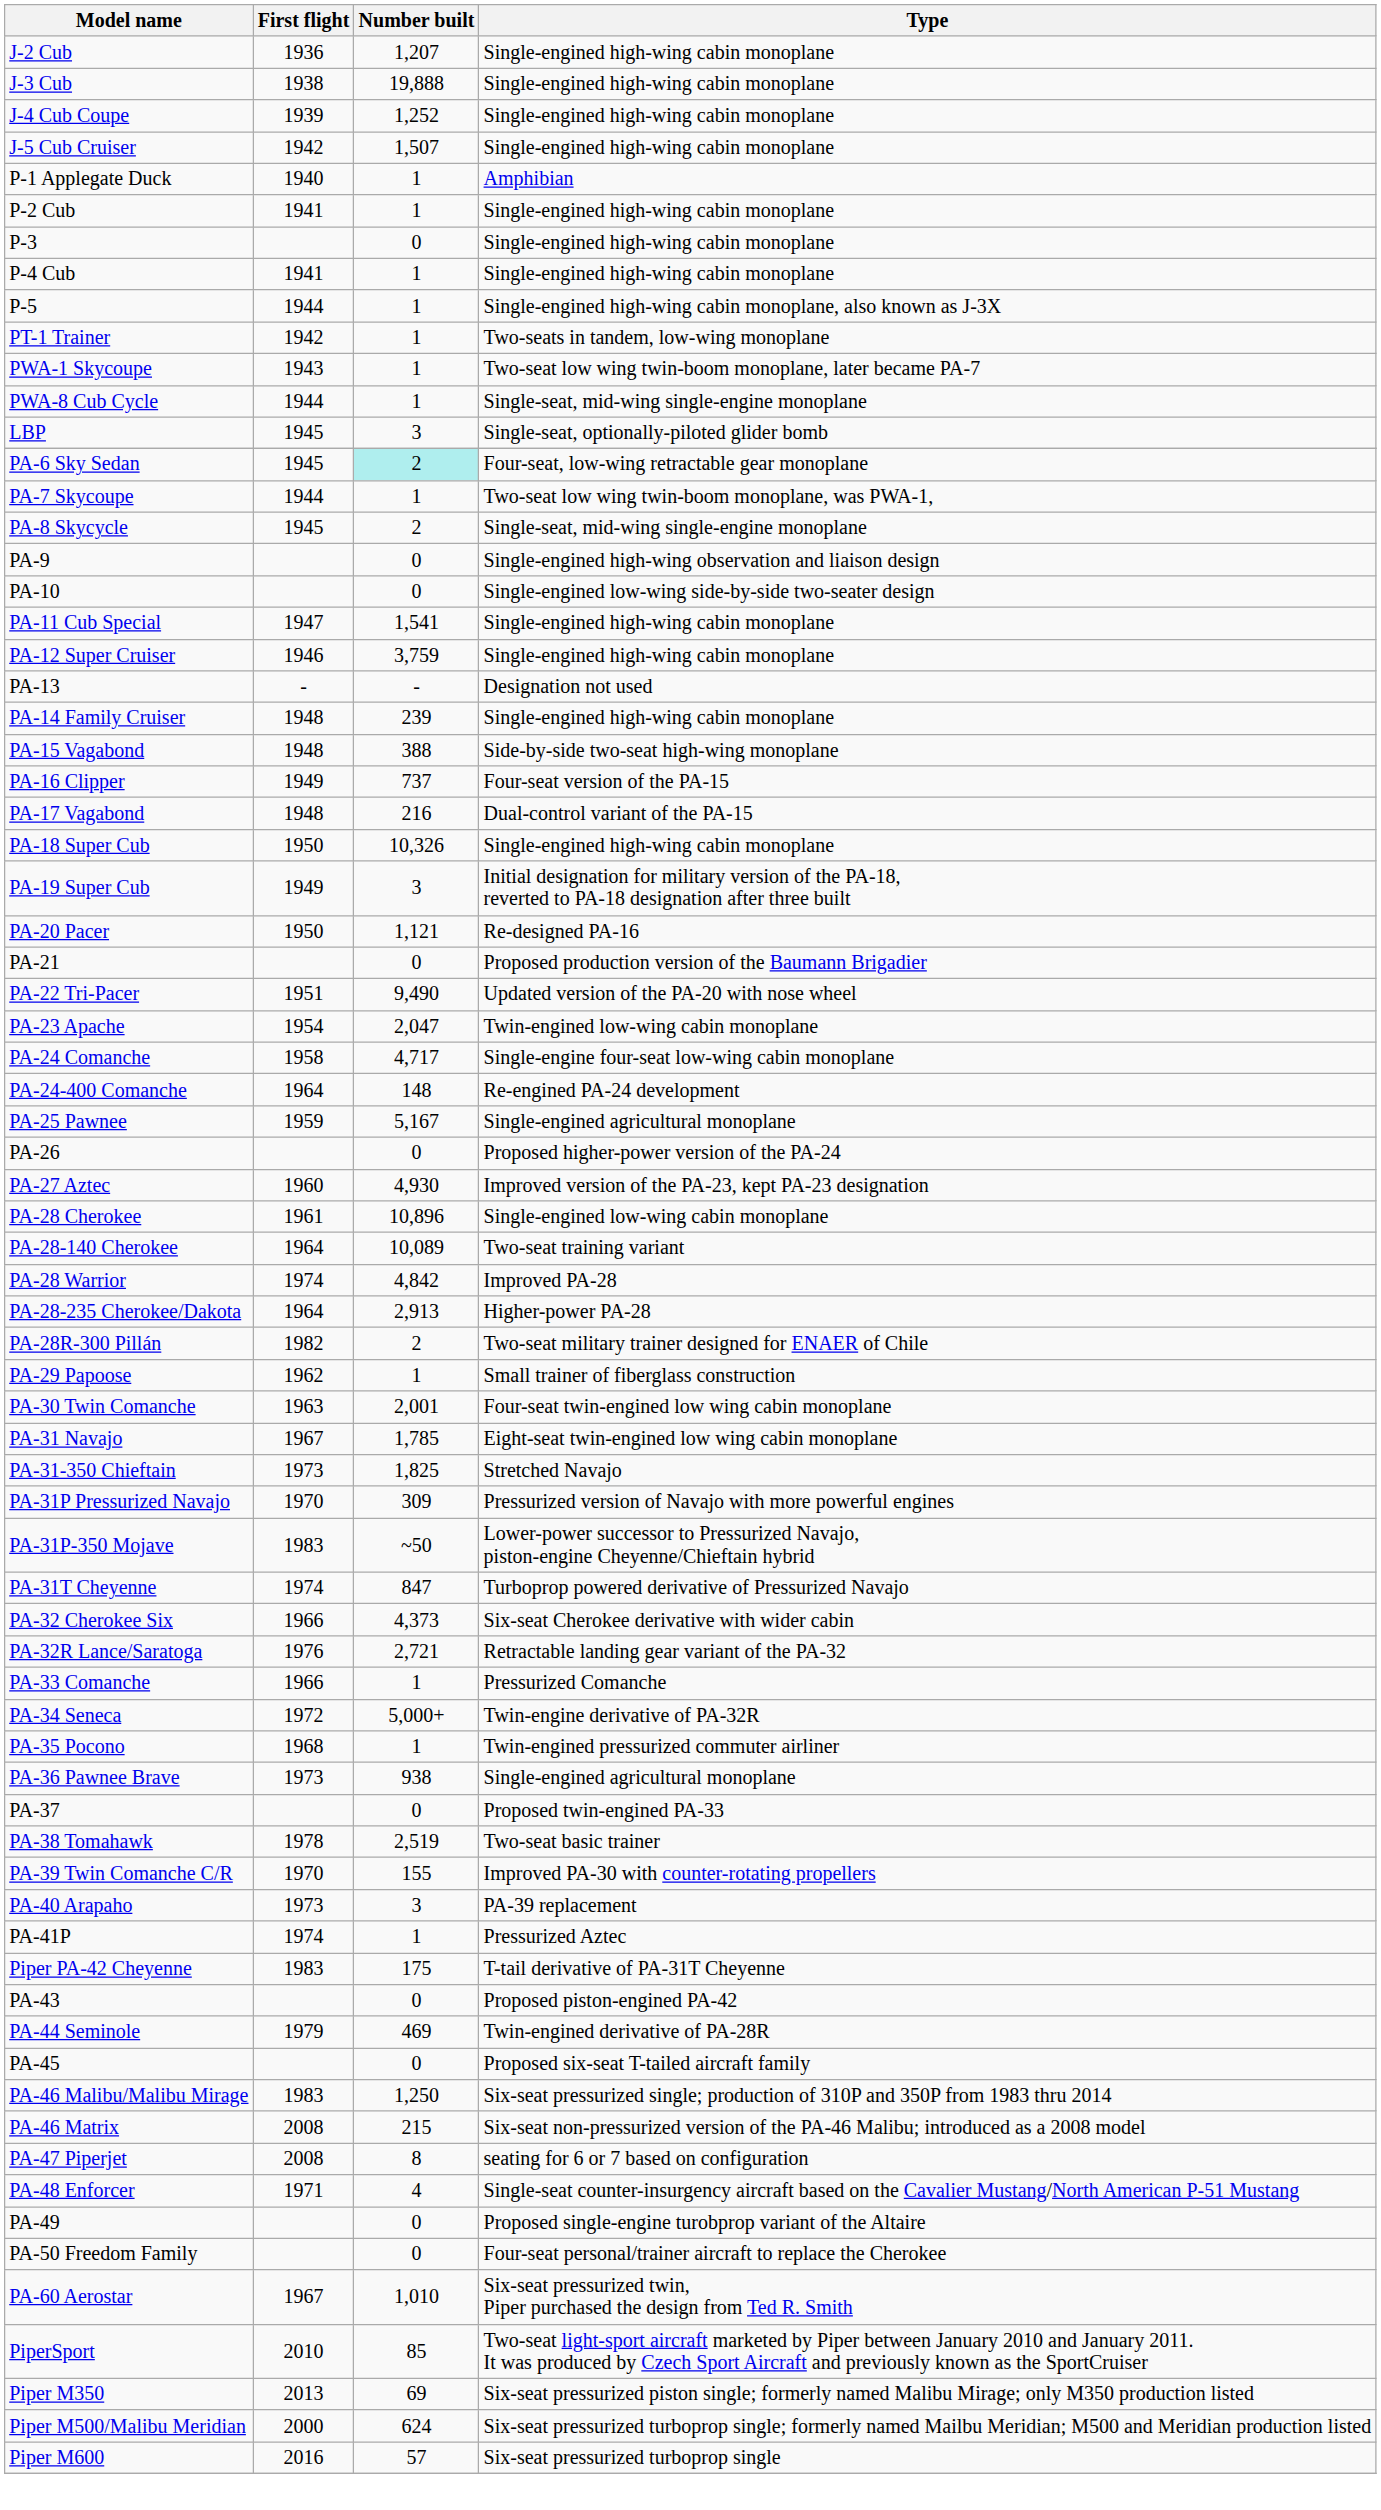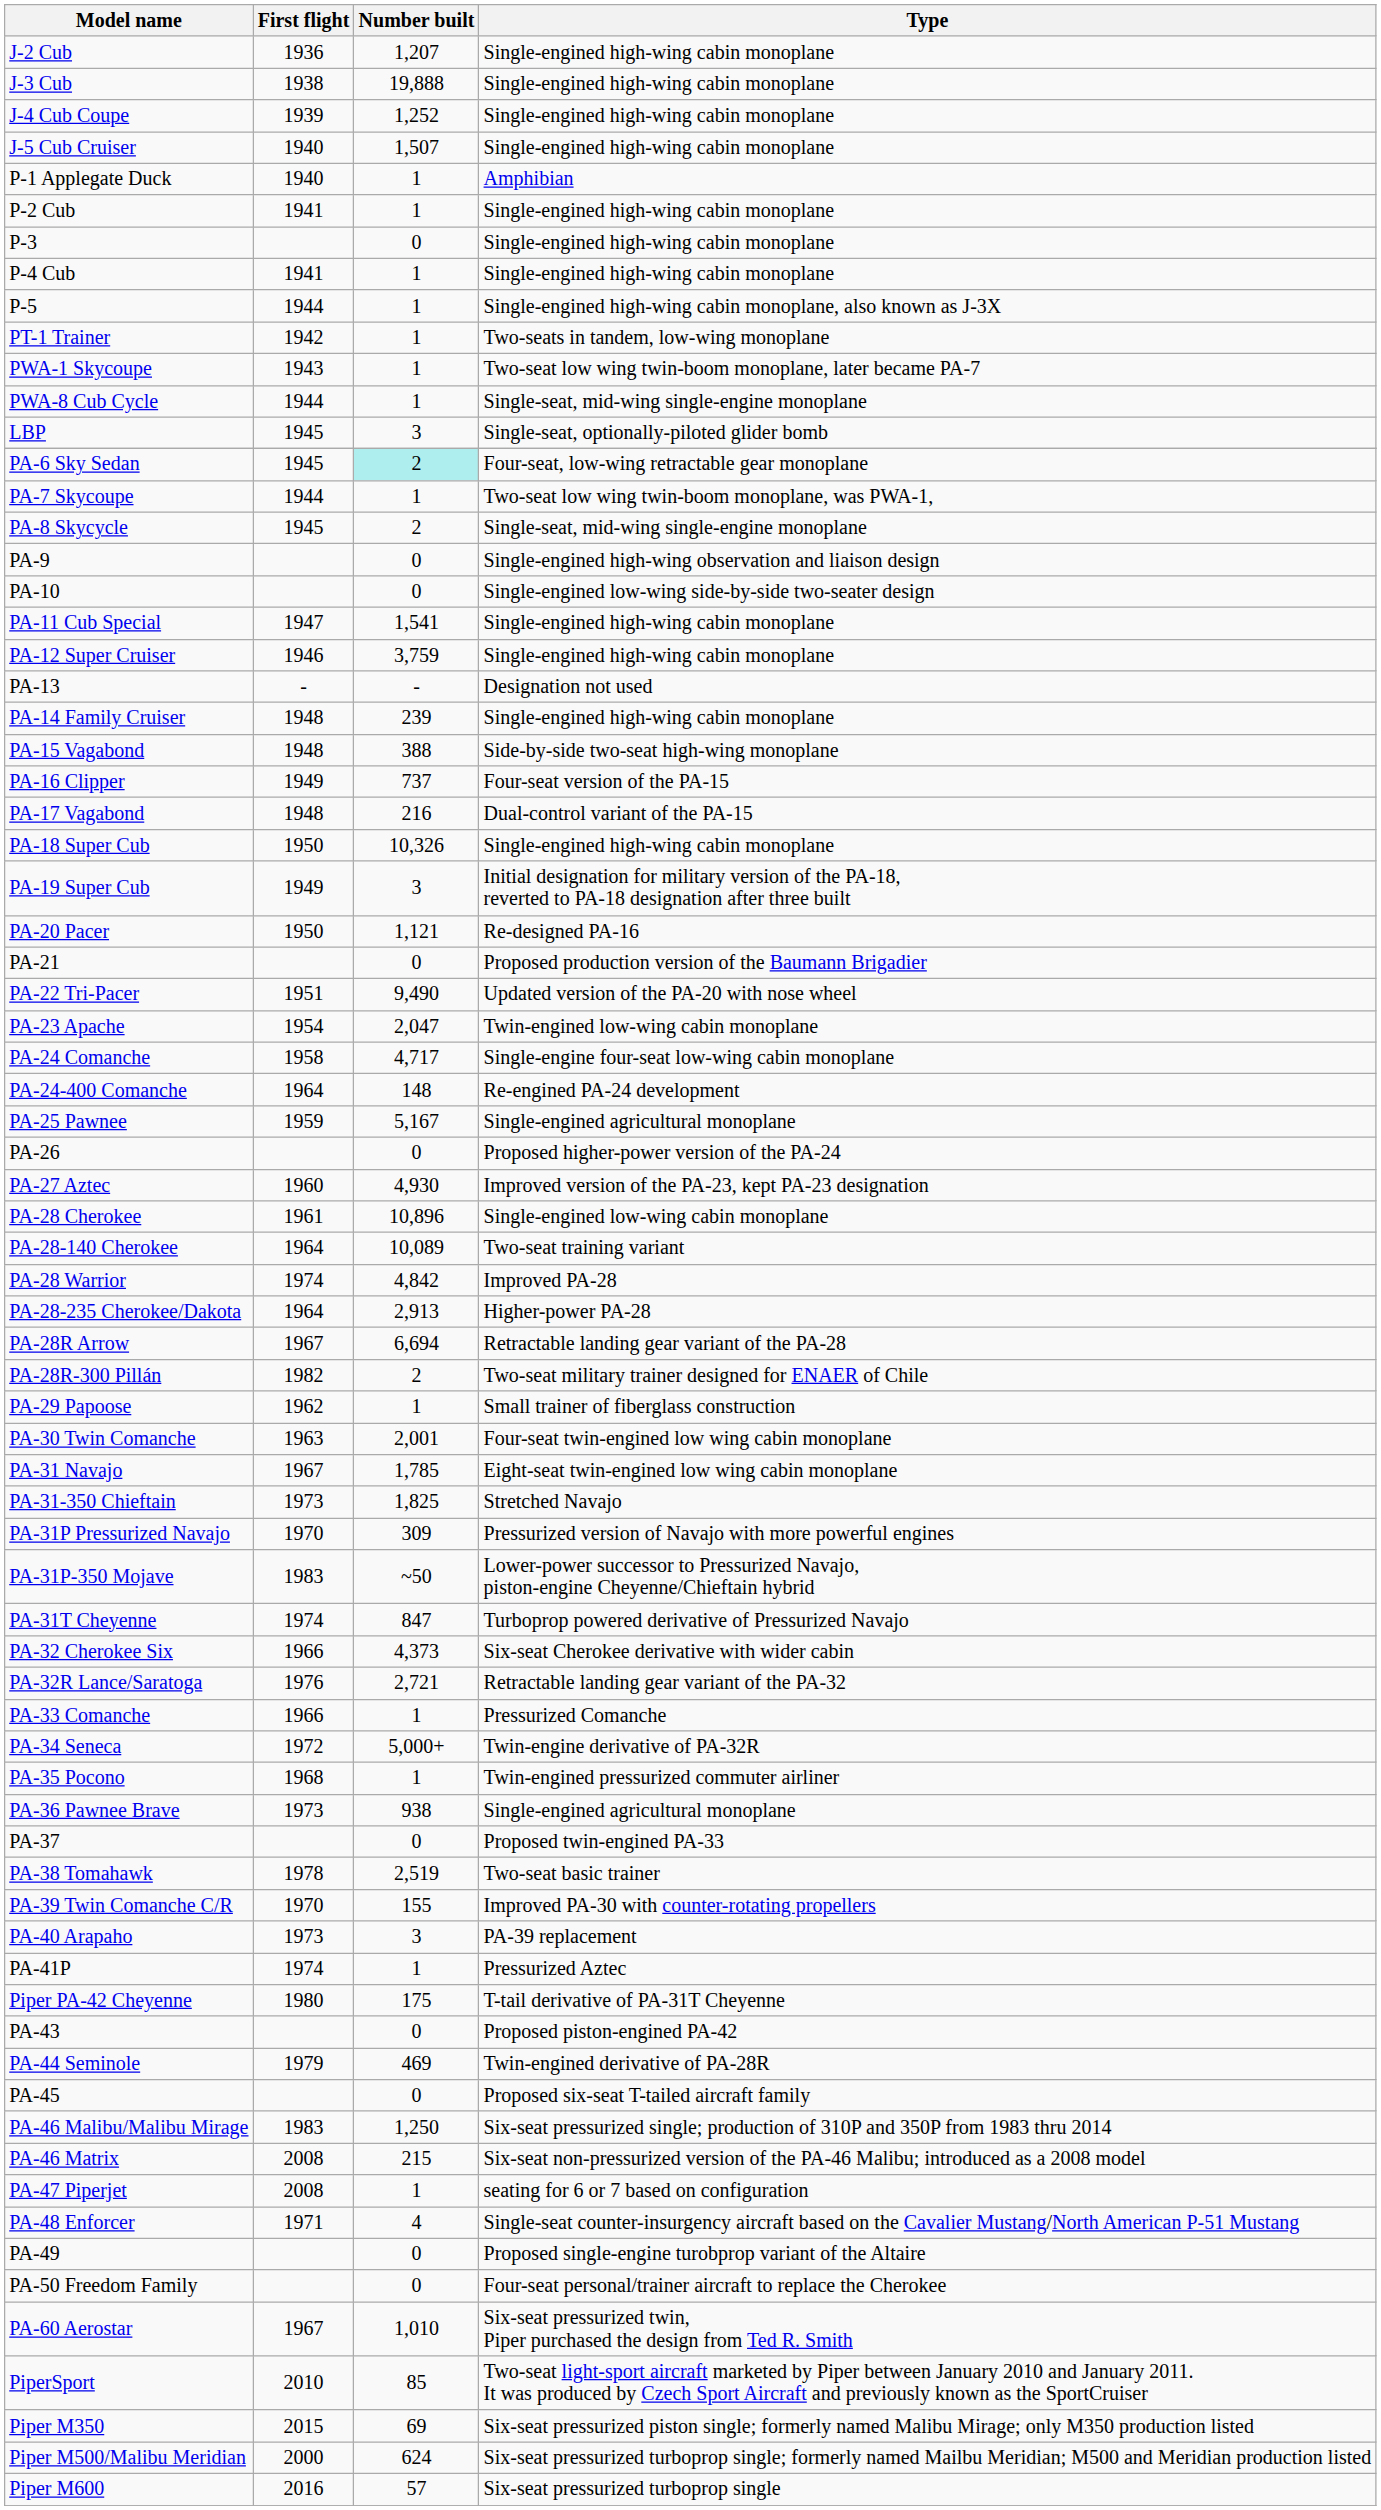(304, 147) 1942 -> (304, 147) 1940
+ row: (69, 1343)
(304, 1968) 1983 -> (304, 2000) 1980
(416, 2158) 8 -> (416, 2190) 1
(304, 2394) 2013 -> (304, 2425) 2015
